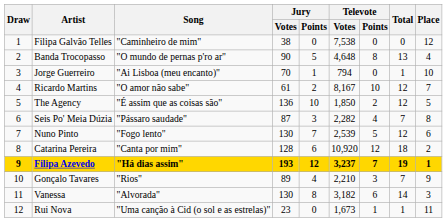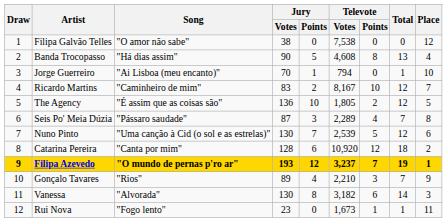(159, 42) "Caminheiro de mim" -> (153, 42) "O amor não sabe"
(171, 57) "O mundo de pernas p'ro ar" -> (147, 57) "Há dias assim"
(345, 57) 4,648 -> (345, 57) 4,608
(153, 88) "O amor não sabe" -> (159, 88) "Caminheiro de mim"
(286, 88) 61 -> (286, 88) 83
(345, 103) 1,850 -> (345, 103) 1,805
(345, 118) 2,282 -> (345, 118) 2,289
(141, 133) "Fogo lento" -> (193, 133) "Uma canção à Cid (o sol e as estrelas)"
(150, 164) "Há dias assim" -> (178, 164) "O mundo de pernas p'ro ar"
(193, 210) "Uma canção à Cid (o sol e as estrelas)" -> (141, 210) "Fogo lento"
